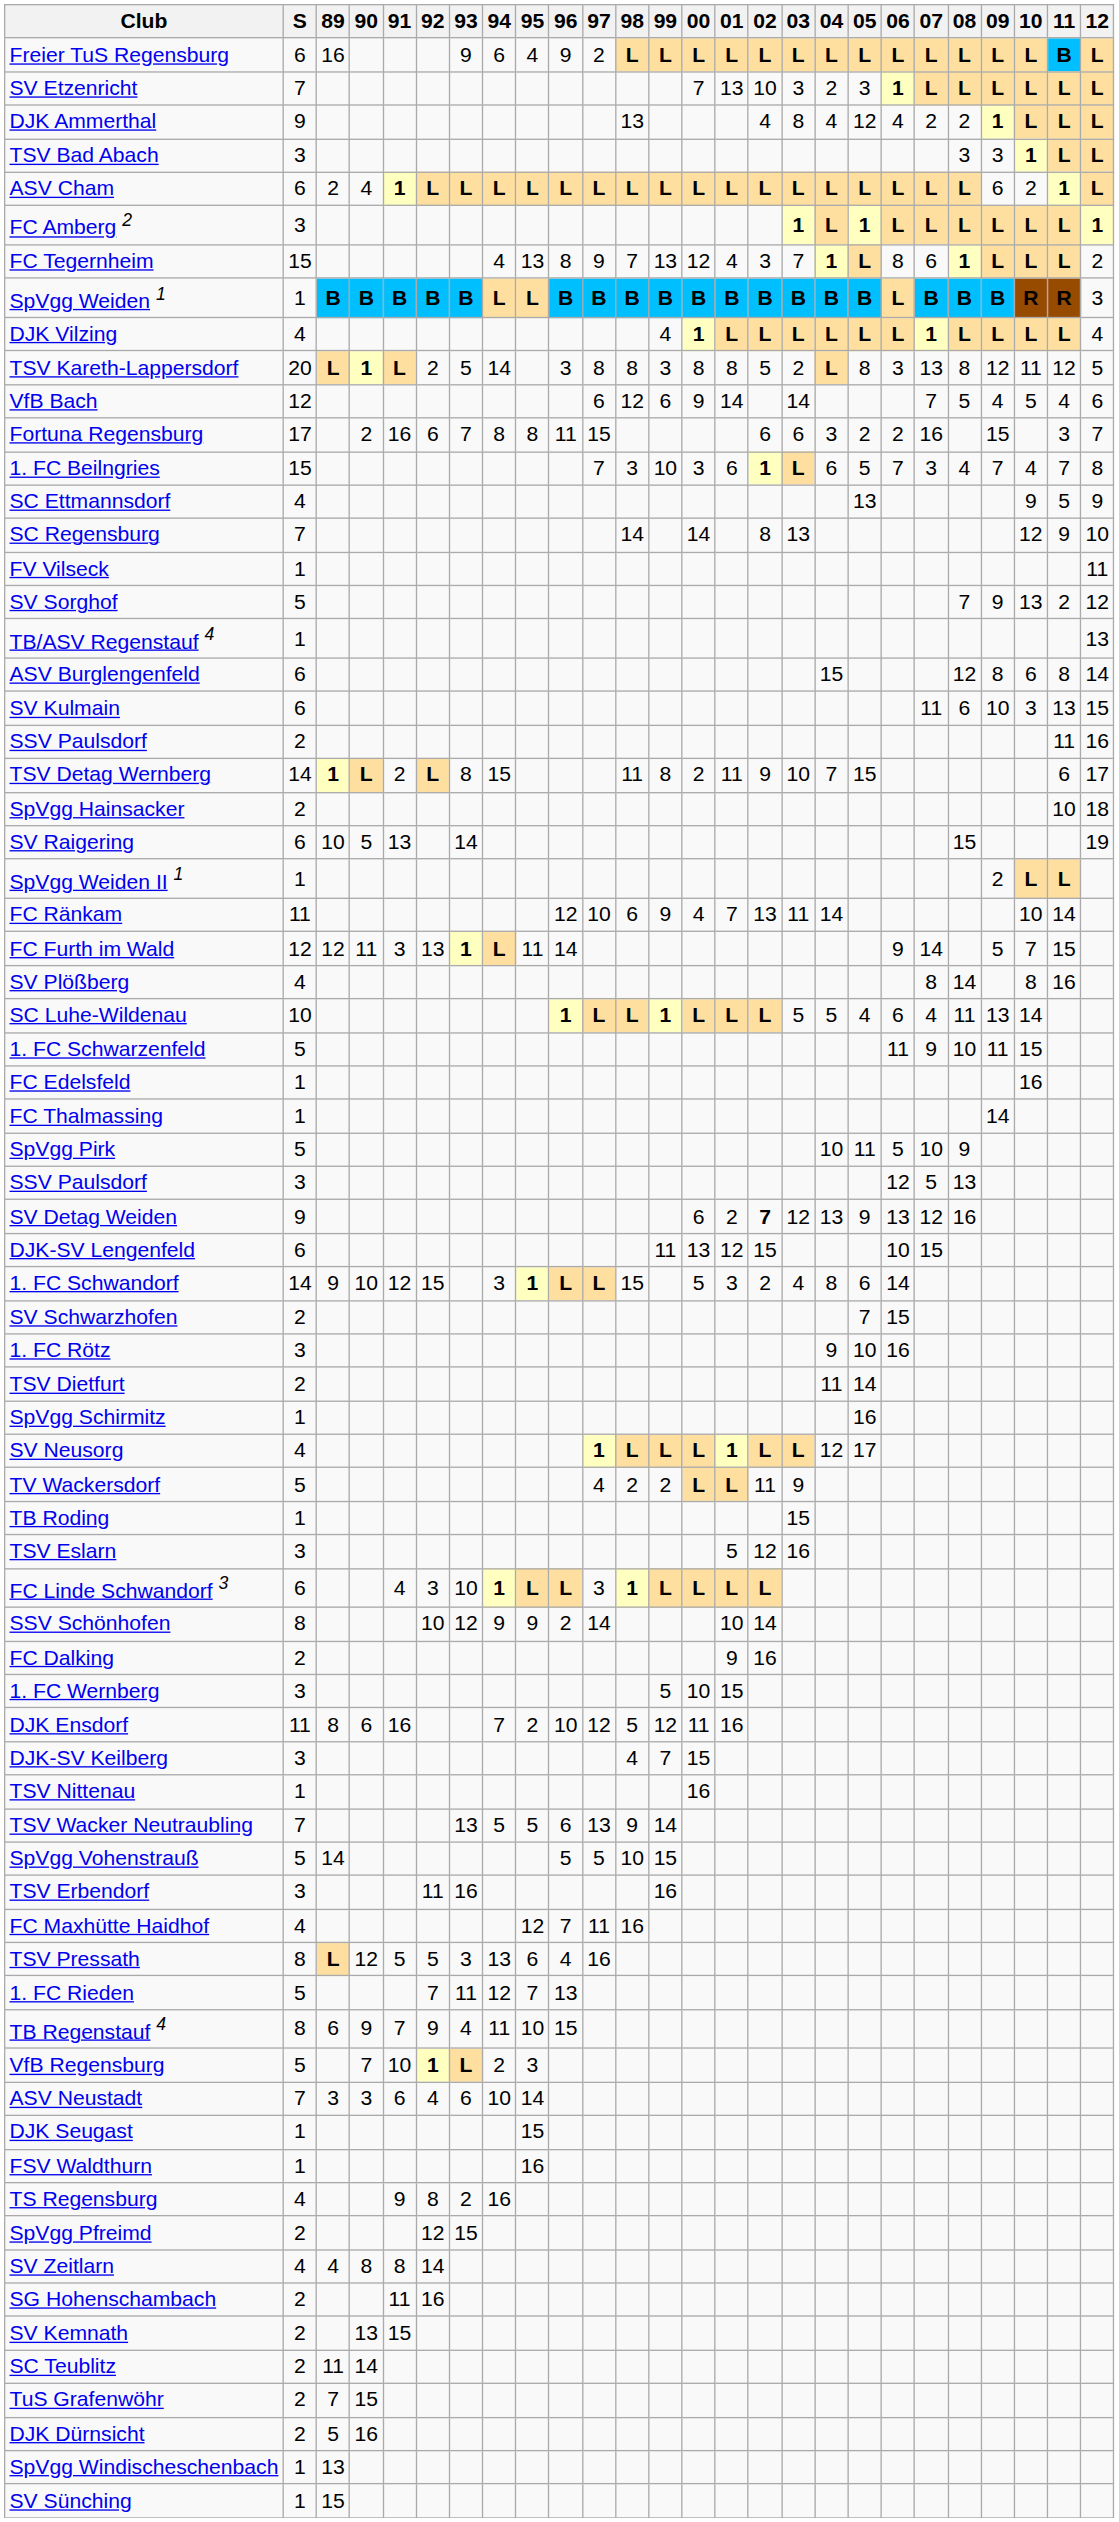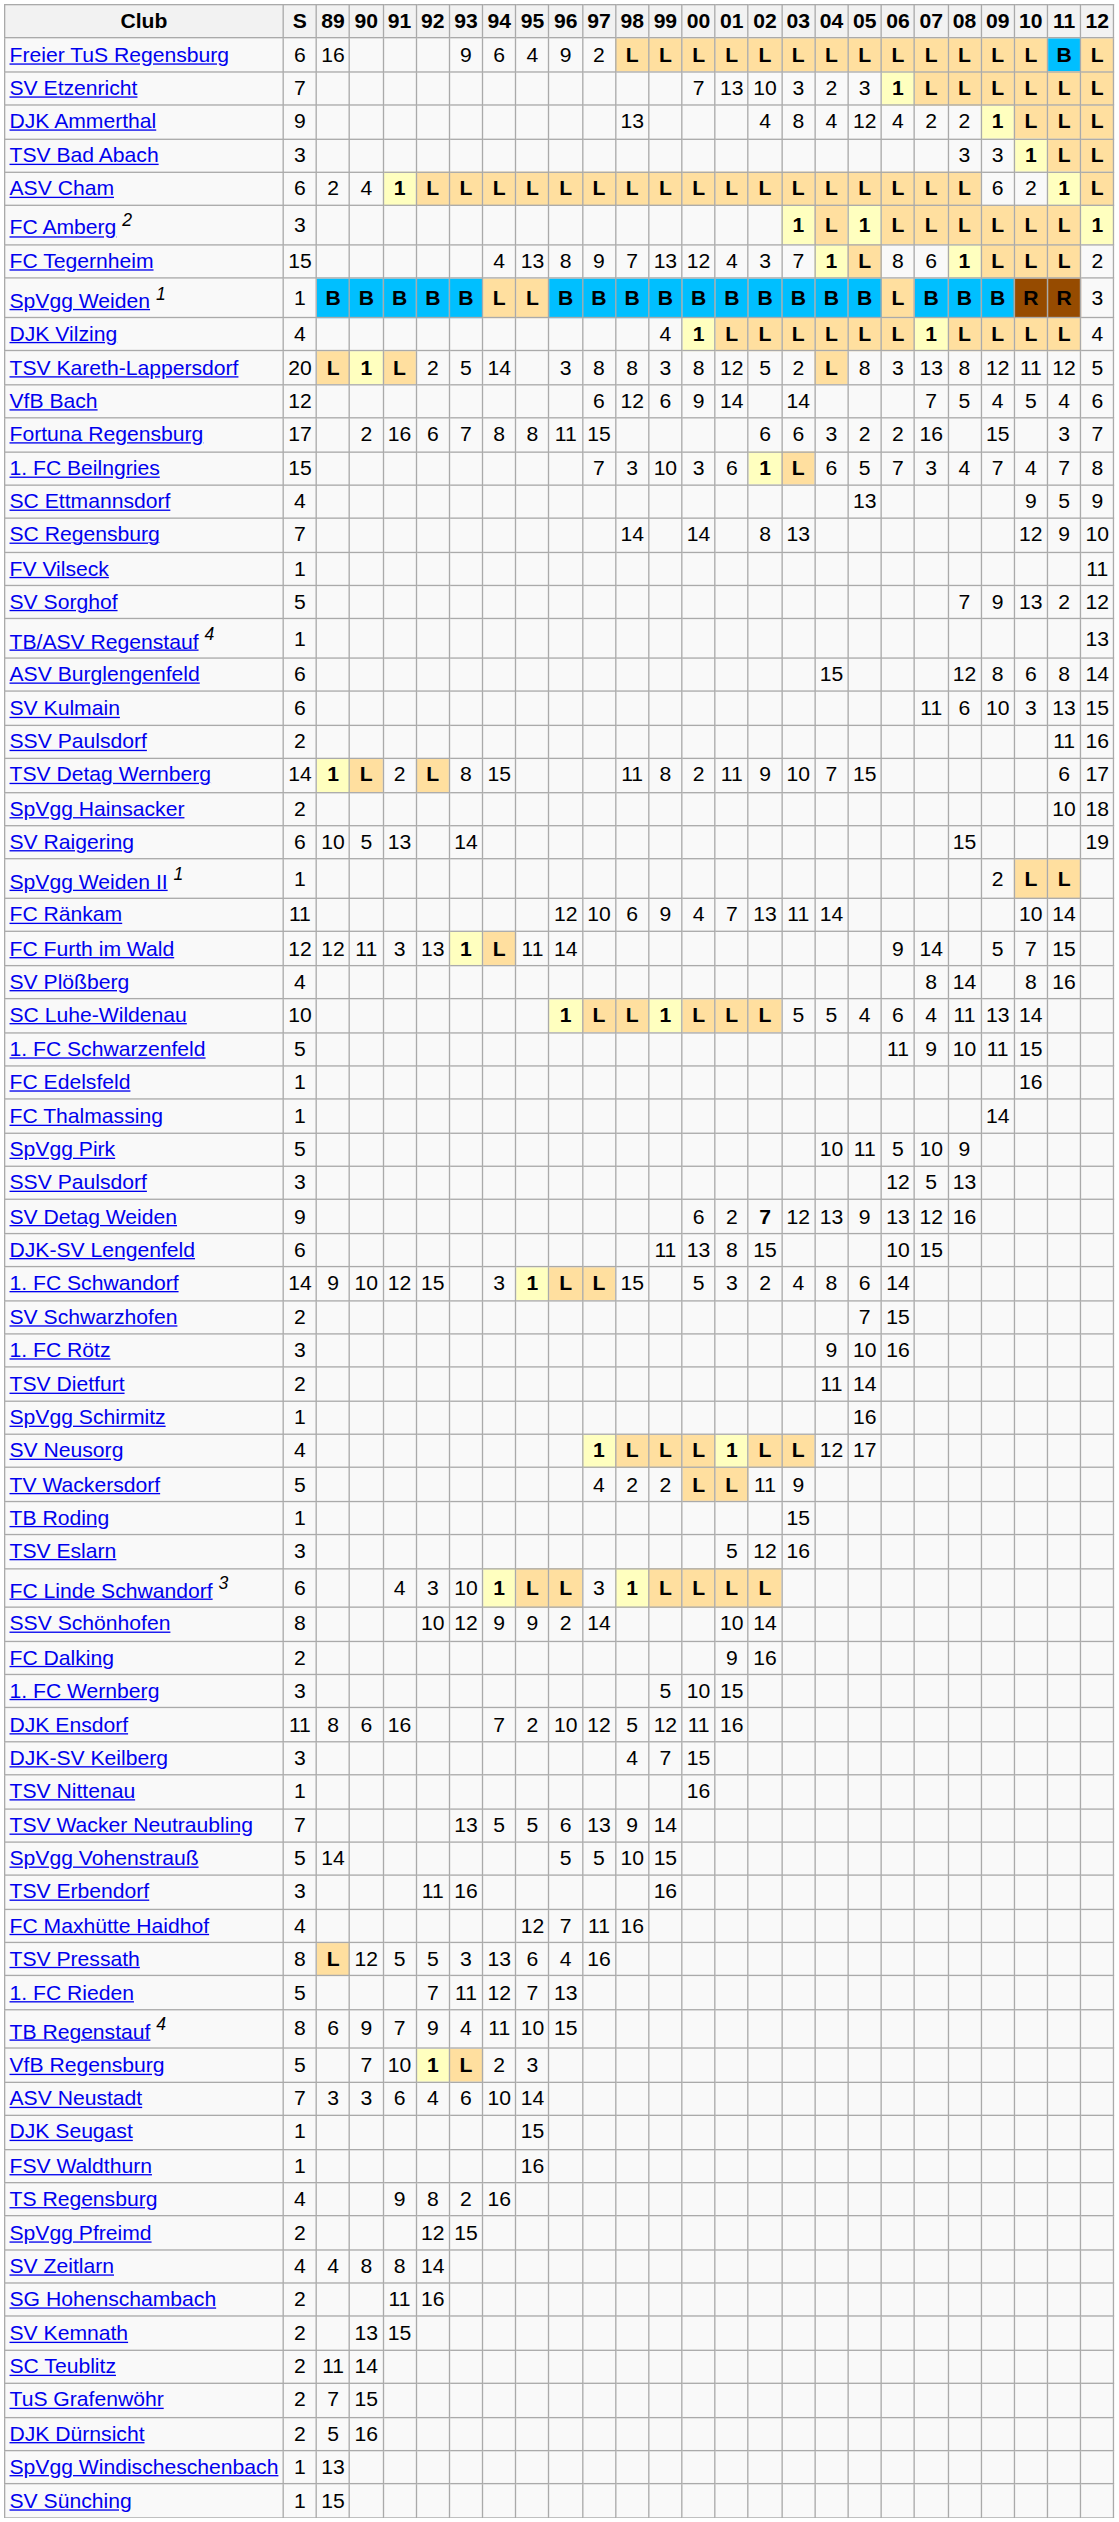(732, 367) 8 -> (732, 367) 12
(732, 1249) 12 -> (732, 1249) 8
